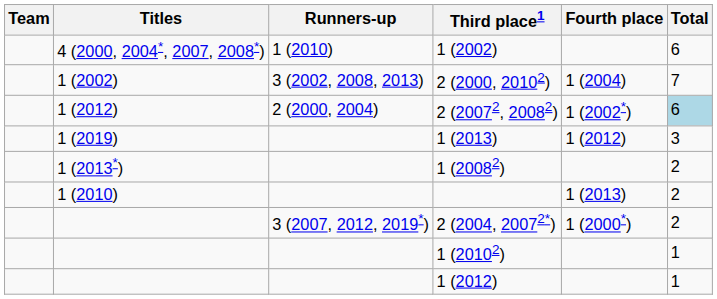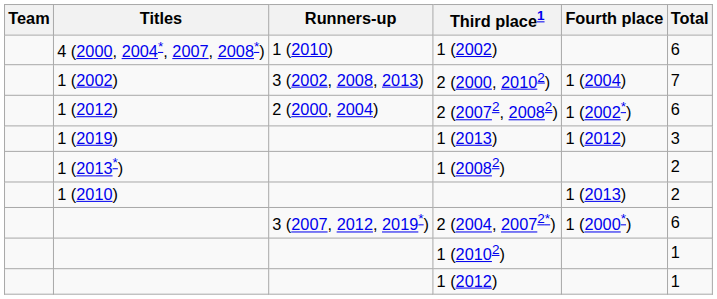(675, 110) lightblue background -> (675, 110) no background
(675, 222) 2 -> (675, 222) 6
